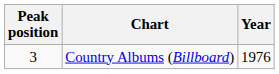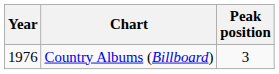columns swapped: (256, 24) <-> (33, 24)
